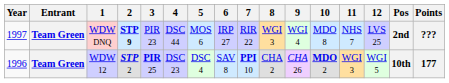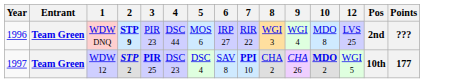- column: (352, 13)
(17, 35) 1997 -> (17, 35) 1996
(17, 64) 1996 -> (17, 64) 1997
